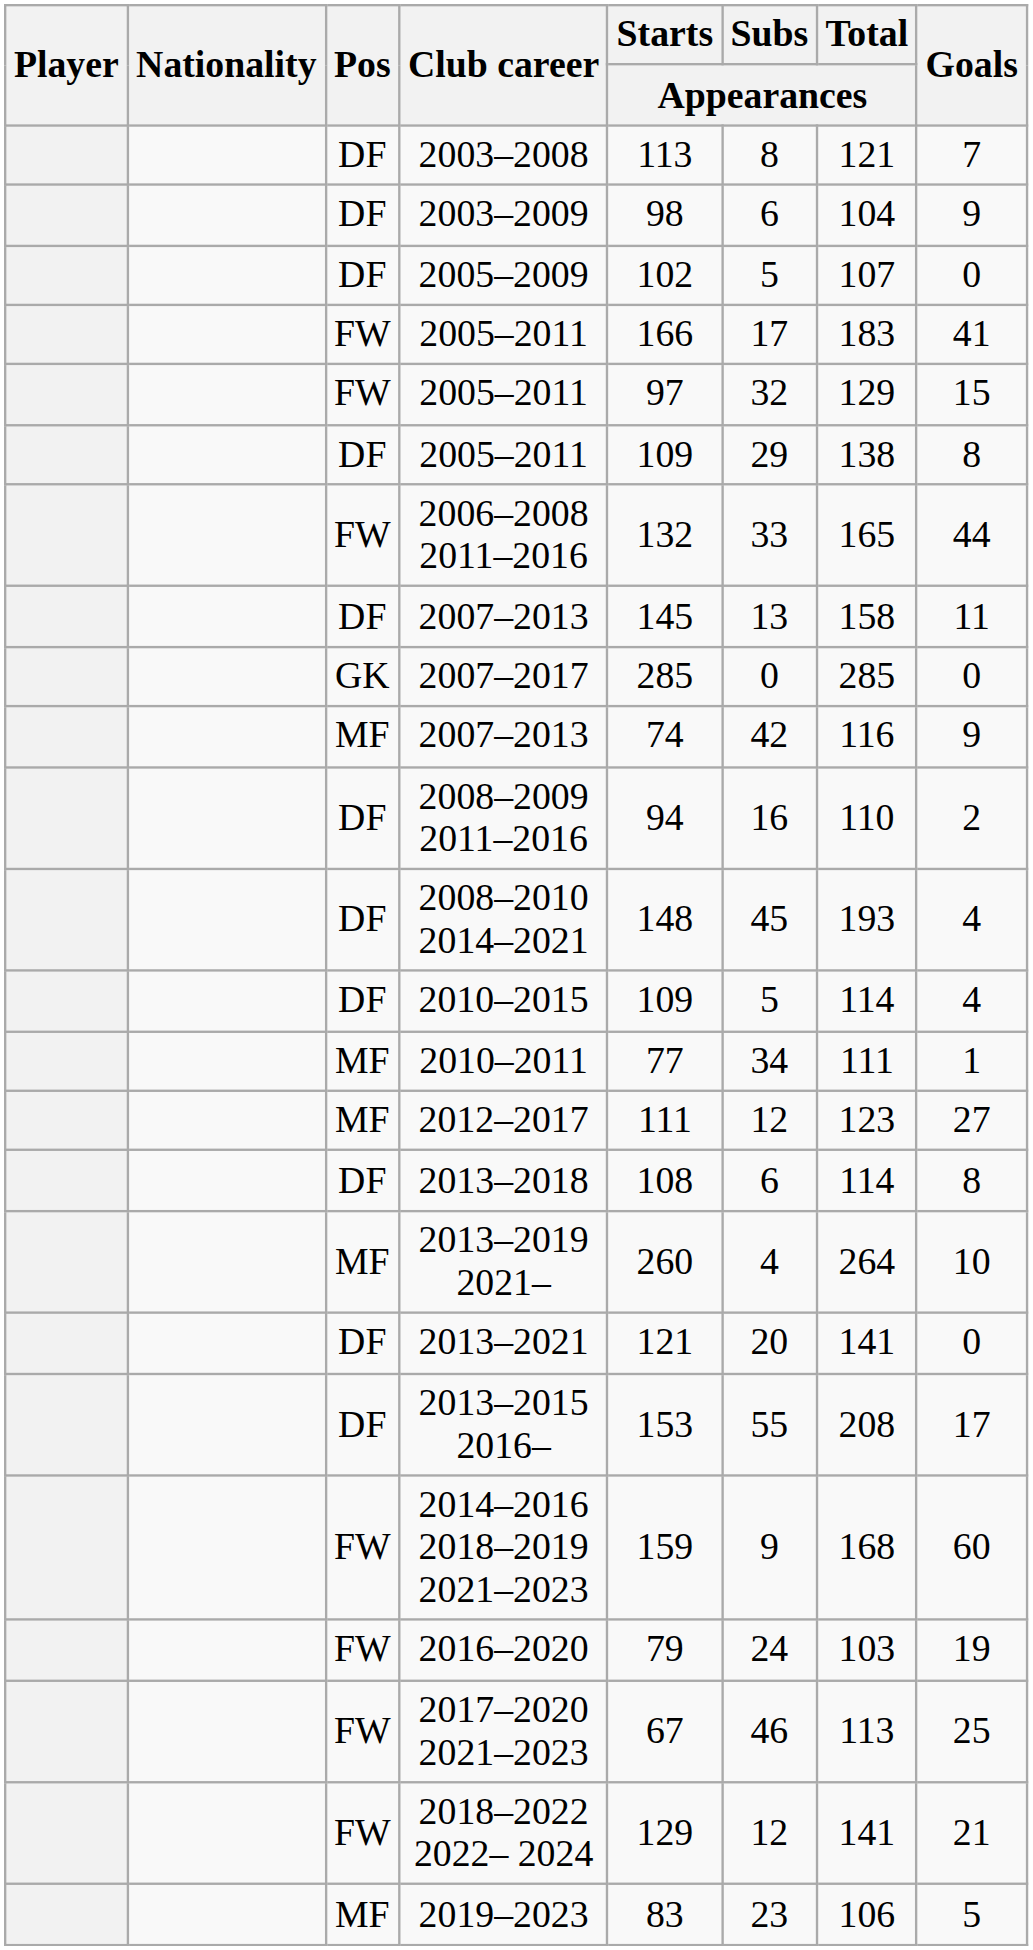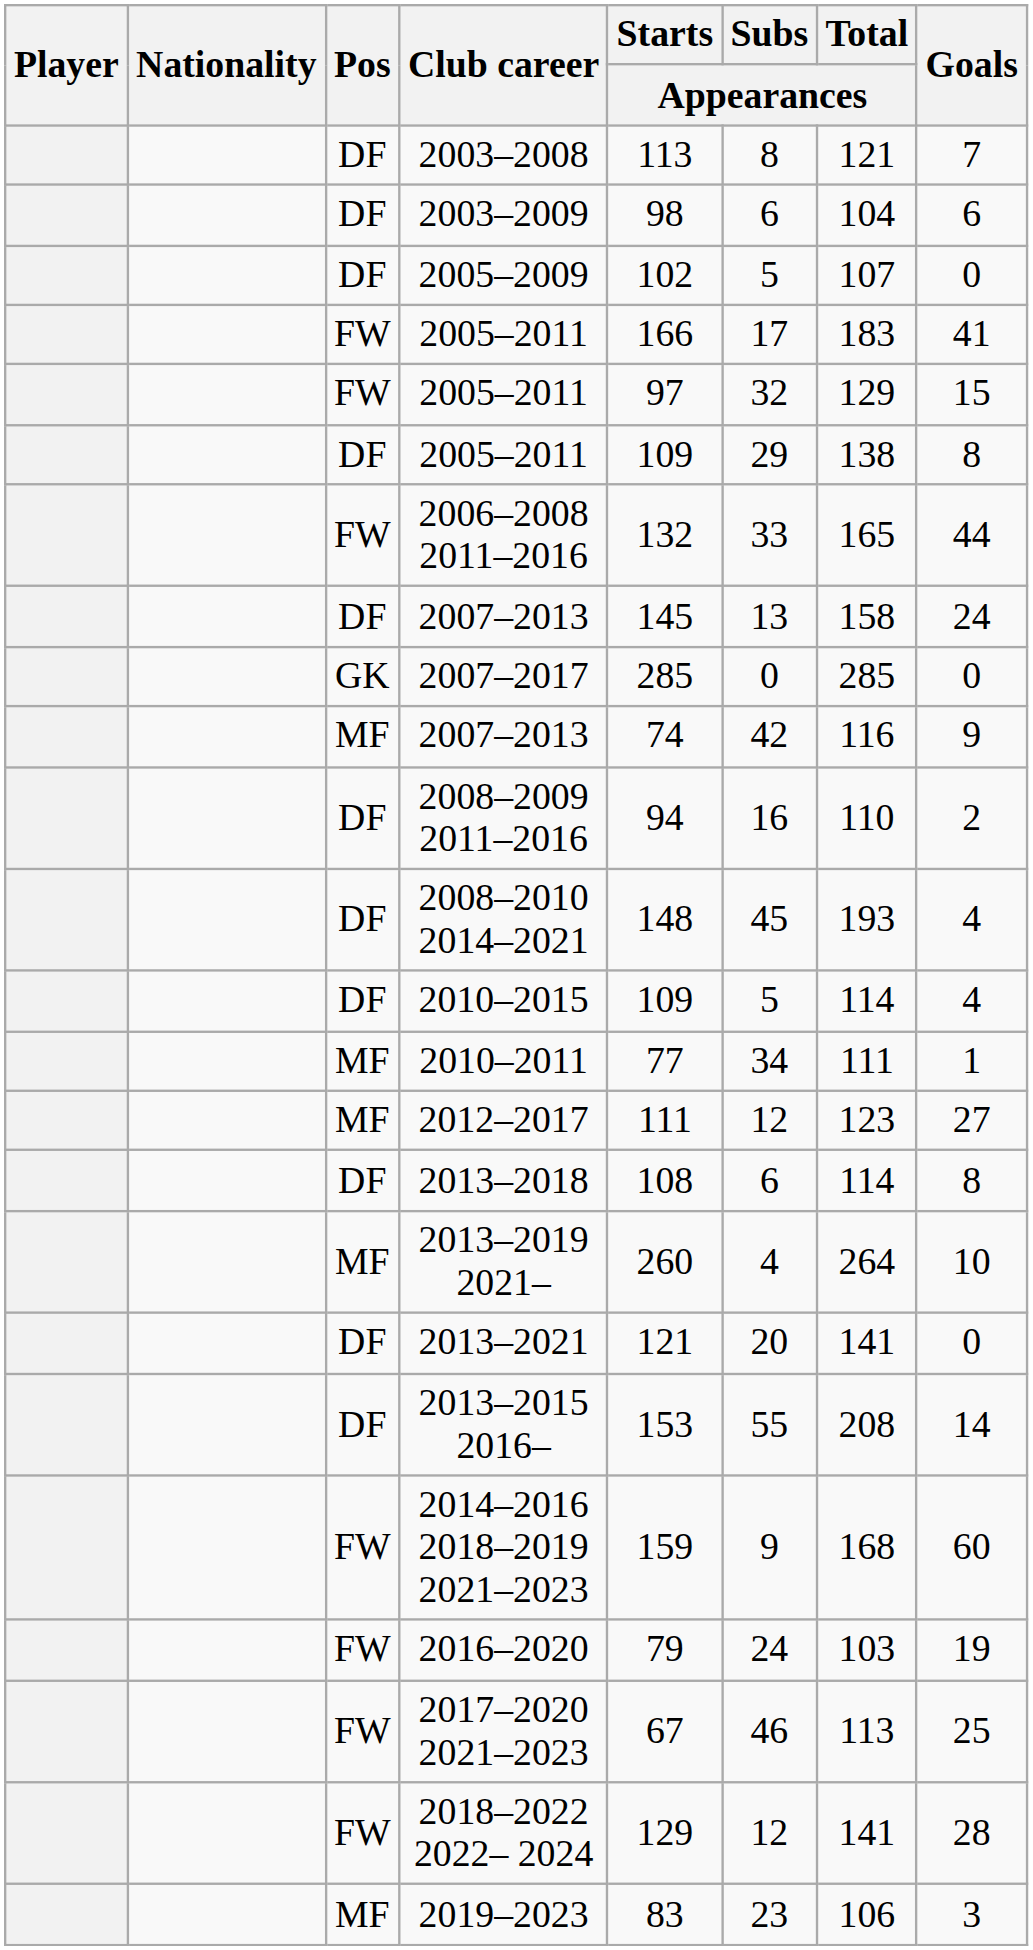(972, 214) 9 -> (972, 214) 6
(972, 615) 11 -> (972, 615) 24
(972, 1423) 17 -> (972, 1423) 14
(972, 1832) 21 -> (972, 1832) 28
(972, 1913) 5 -> (972, 1913) 3
